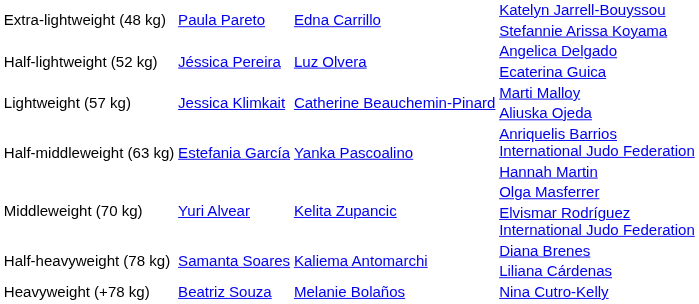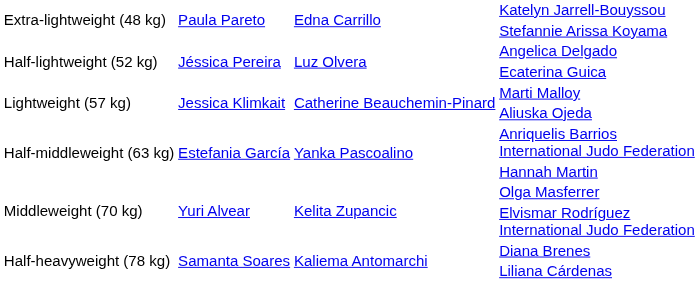- row: (554, 292)
